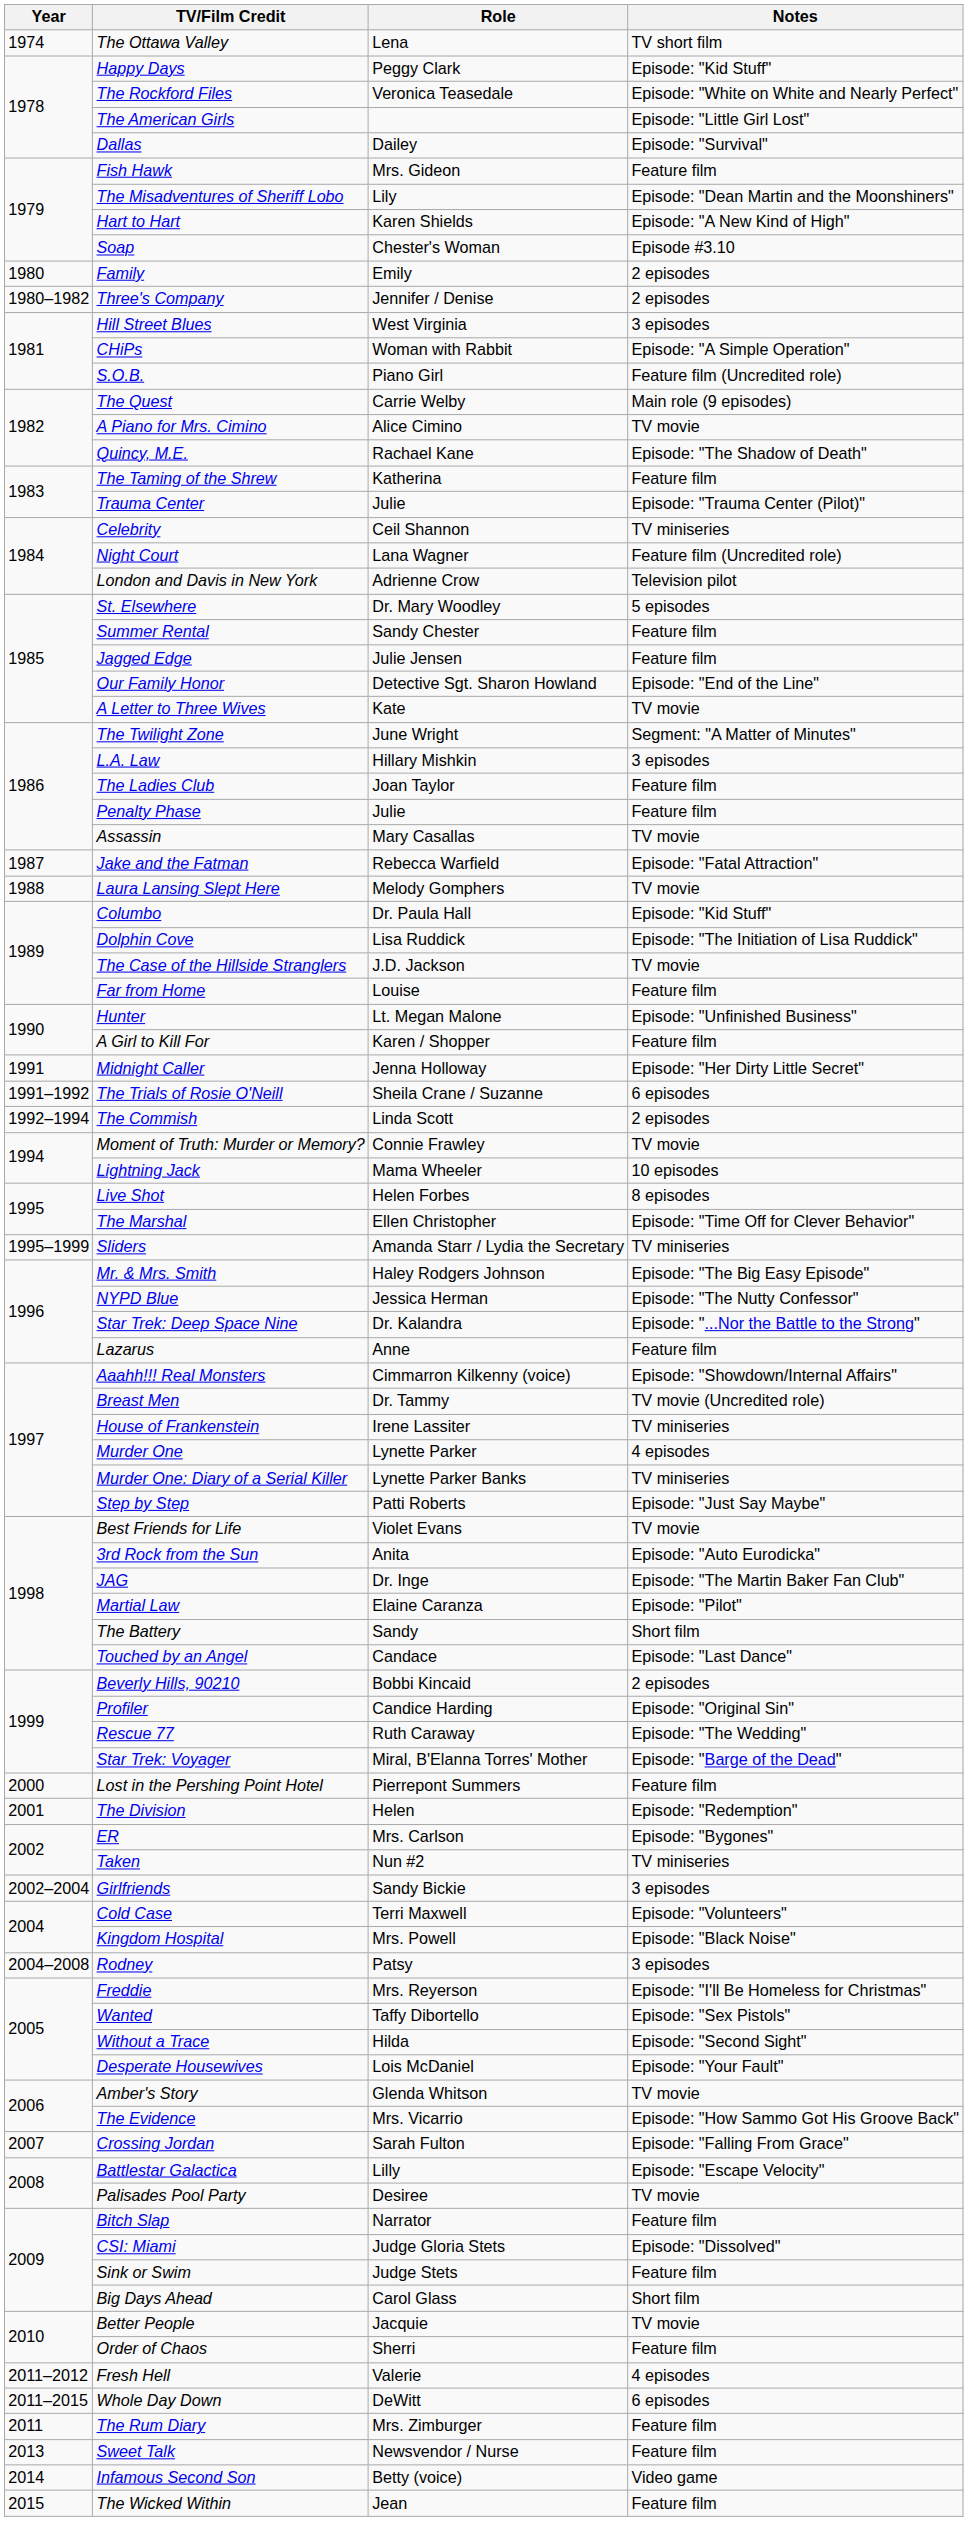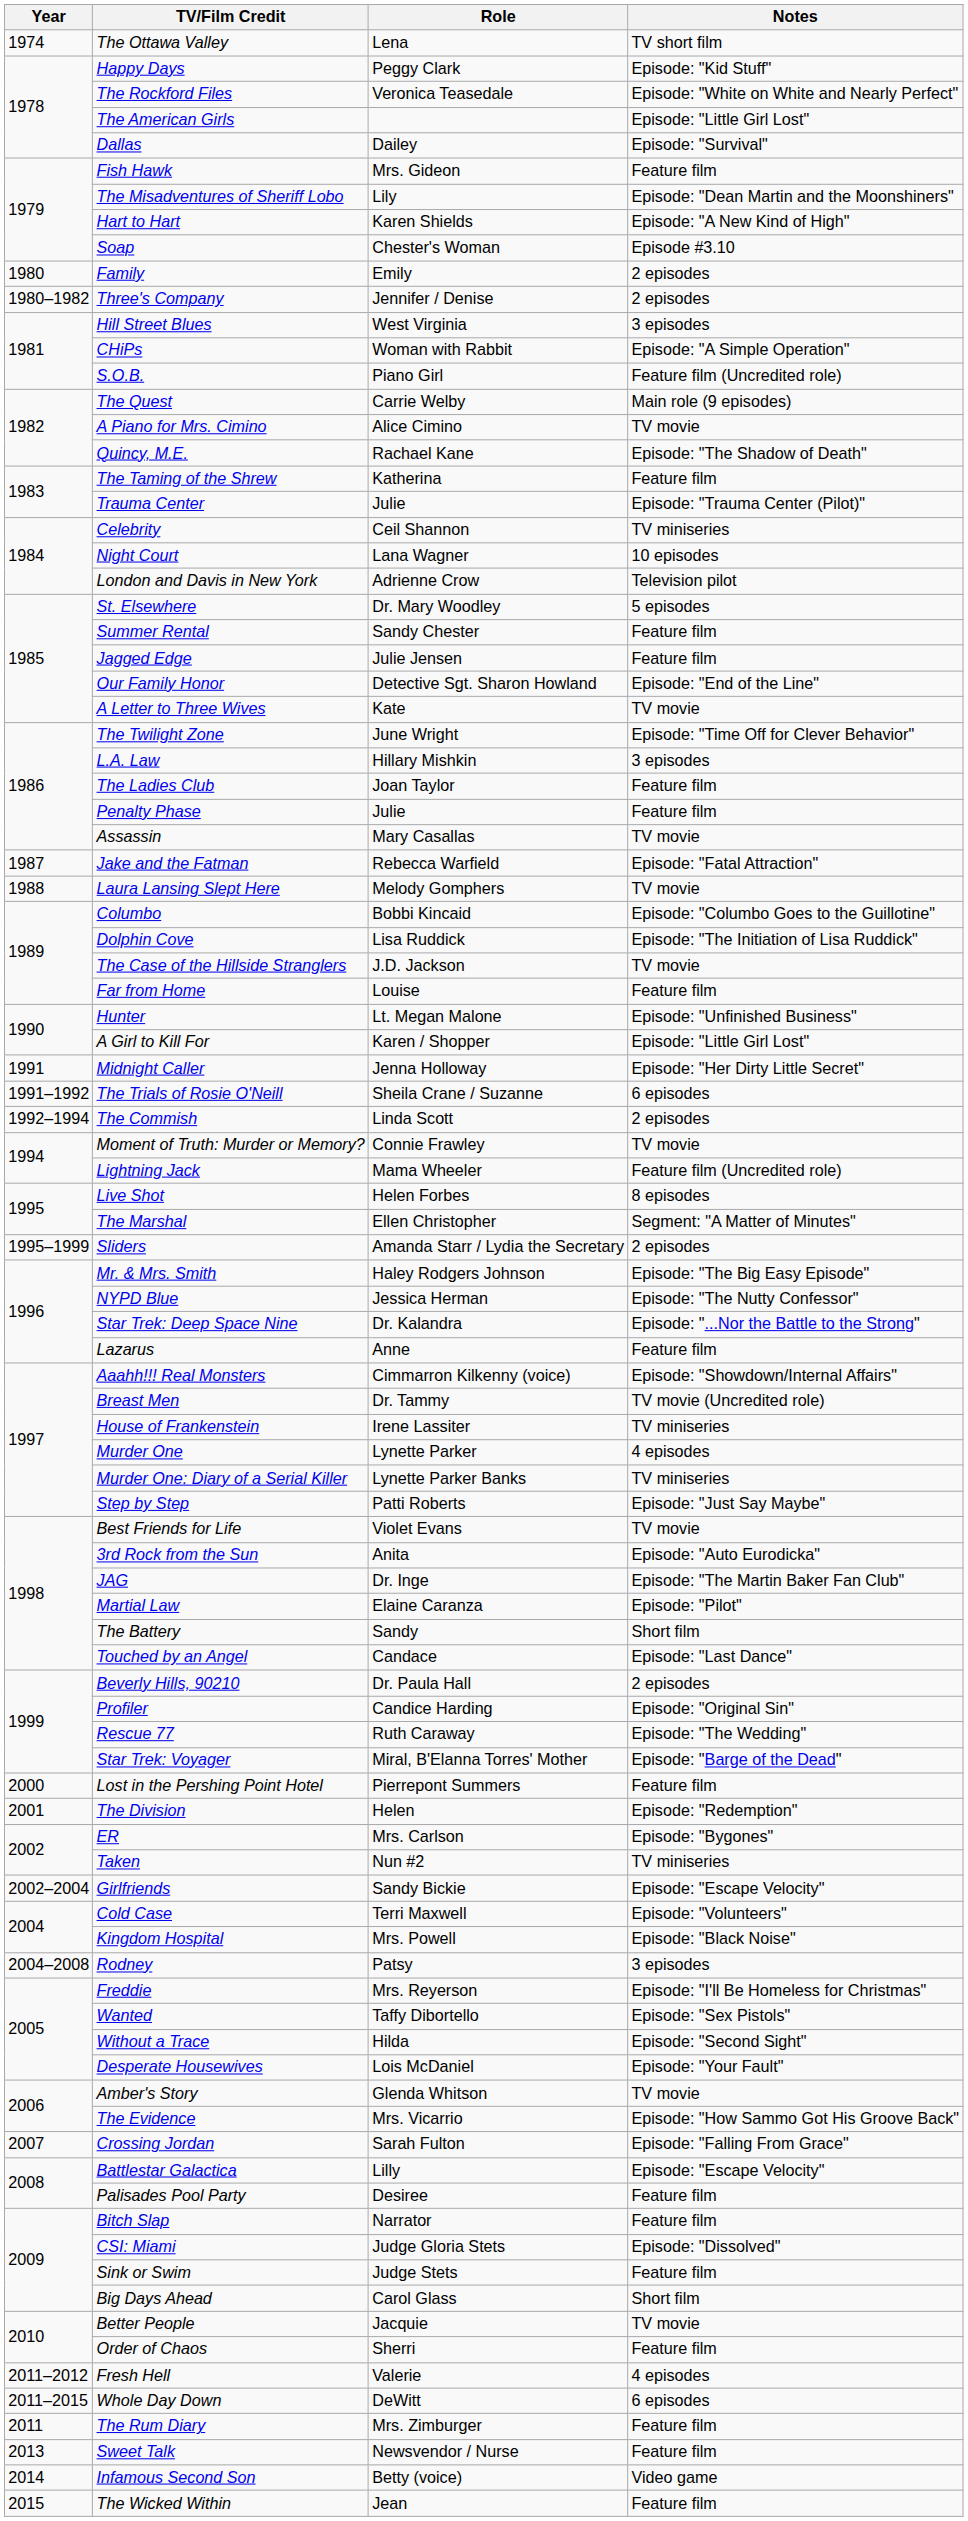(737, 555) Feature film (Uncredited role) -> (675, 555) 10 episodes
(744, 734) Segment: "A Matter of Minutes" -> (773, 734) Episode: "Time Off for Clever Behavior"
(422, 914) Dr. Paula Hall -> (422, 914) Bobbi Kincaid
(701, 914) Episode: "Kid Stuff" -> (783, 914) Episode: "Columbo Goes to the Guillotine"
(674, 1042) Feature film -> (720, 1042) Episode: "Little Girl Lost"
(675, 1170) 10 episodes -> (737, 1170) Feature film (Uncredited role)
(773, 1221) Episode: "Time Off for Clever Behavior" -> (744, 1221) Segment: "A Matter of Minutes"
(680, 1247) TV miniseries -> (671, 1247) 2 episodes
(422, 1683) Bobbi Kincaid -> (422, 1683) Dr. Paula Hall
(671, 1888) 3 episodes -> (728, 1888) Episode: "Escape Velocity"
(666, 2195) TV movie -> (674, 2195) Feature film
